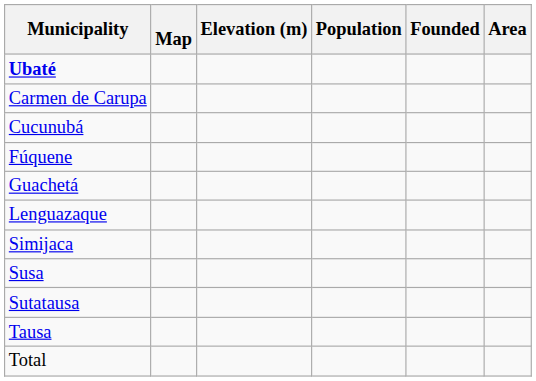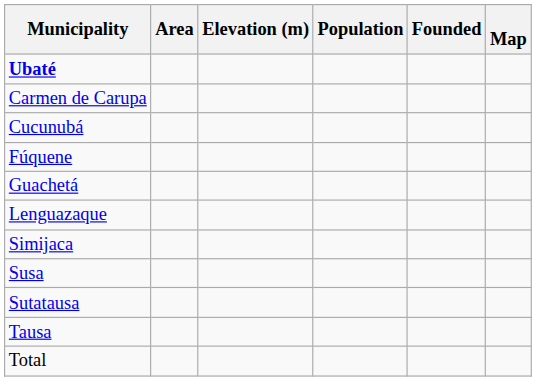columns swapped: (507, 29) <-> (174, 39)
